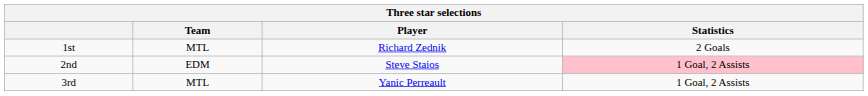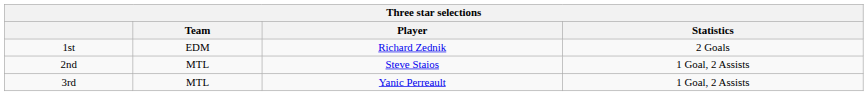(198, 47) MTL -> (198, 47) EDM
(198, 64) EDM -> (198, 64) MTL
(713, 64) pink background -> (713, 64) no background
